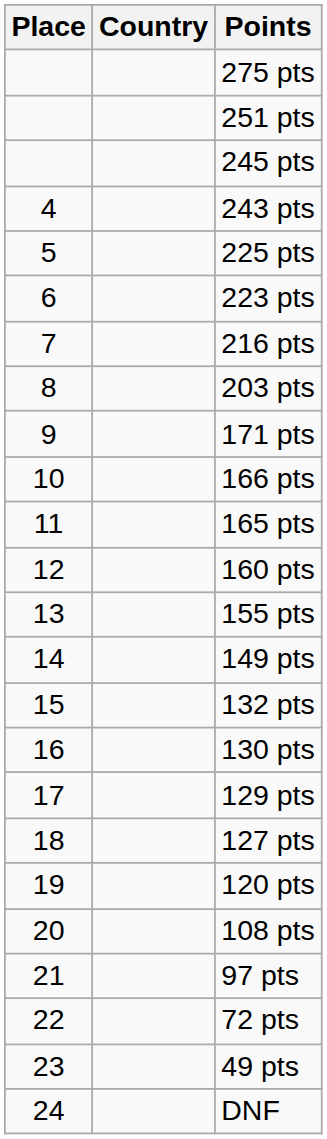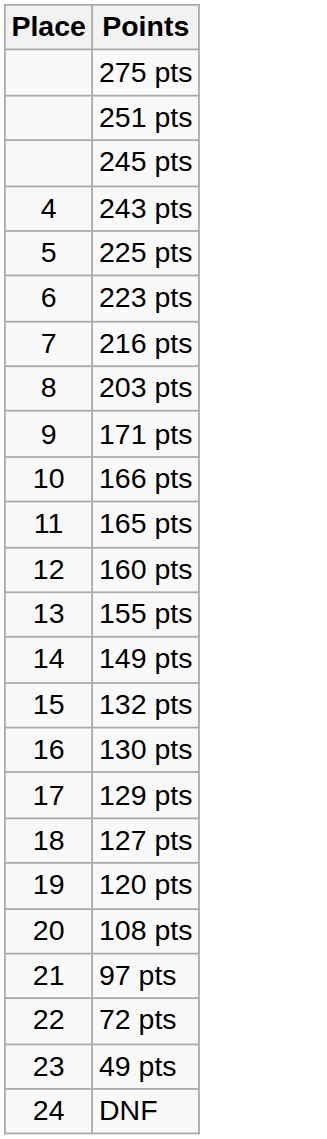- column: (154, 27)
